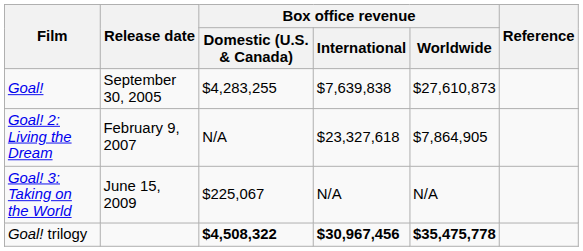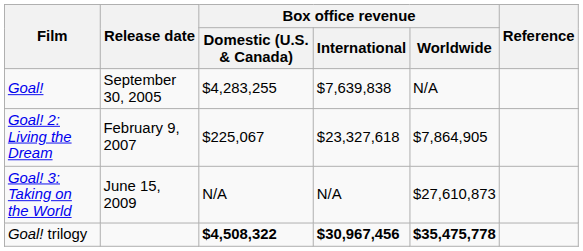(454, 88) $27,610,873 -> (425, 88) N/A
(215, 137) N/A -> (233, 137) $225,067
(233, 194) $225,067 -> (215, 194) N/A
(425, 194) N/A -> (454, 194) $27,610,873
